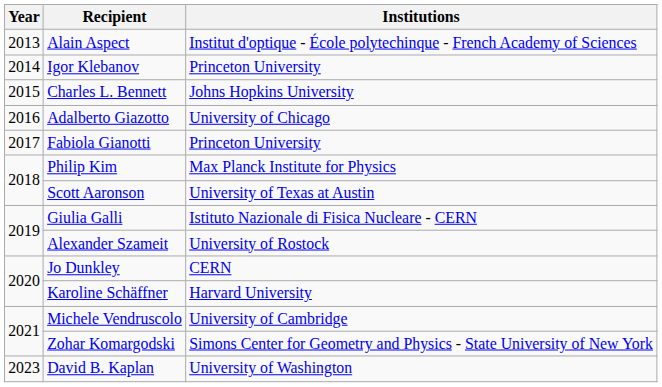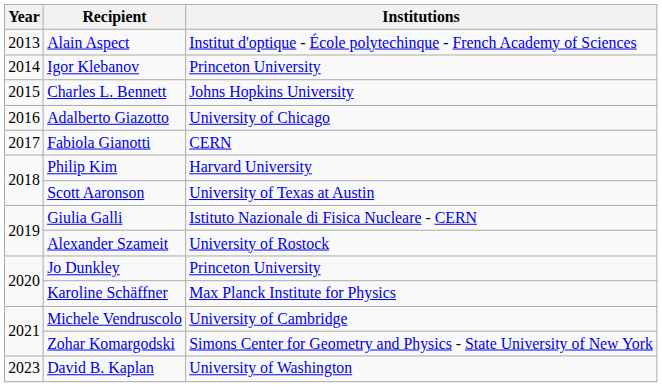(255, 142) Princeton University -> (210, 142) CERN
(293, 167) Max Planck Institute for Physics -> (251, 167) Harvard University
(210, 268) CERN -> (255, 268) Princeton University
(251, 293) Harvard University -> (293, 293) Max Planck Institute for Physics
